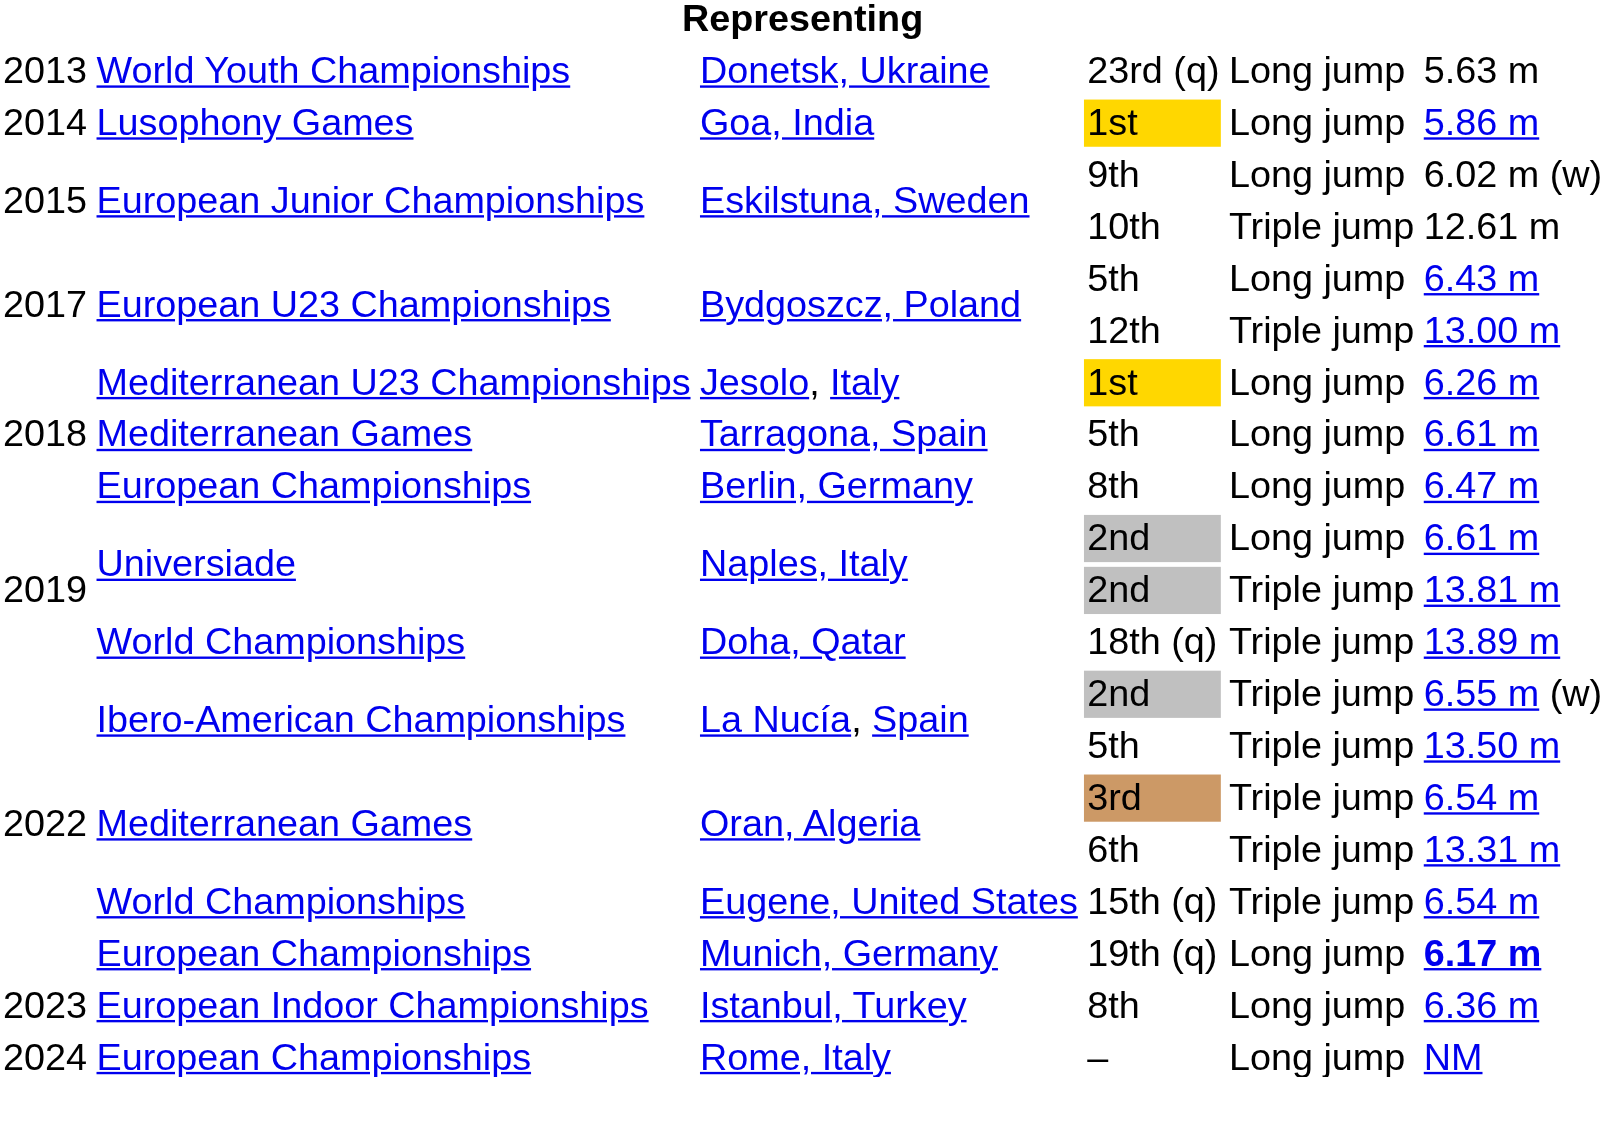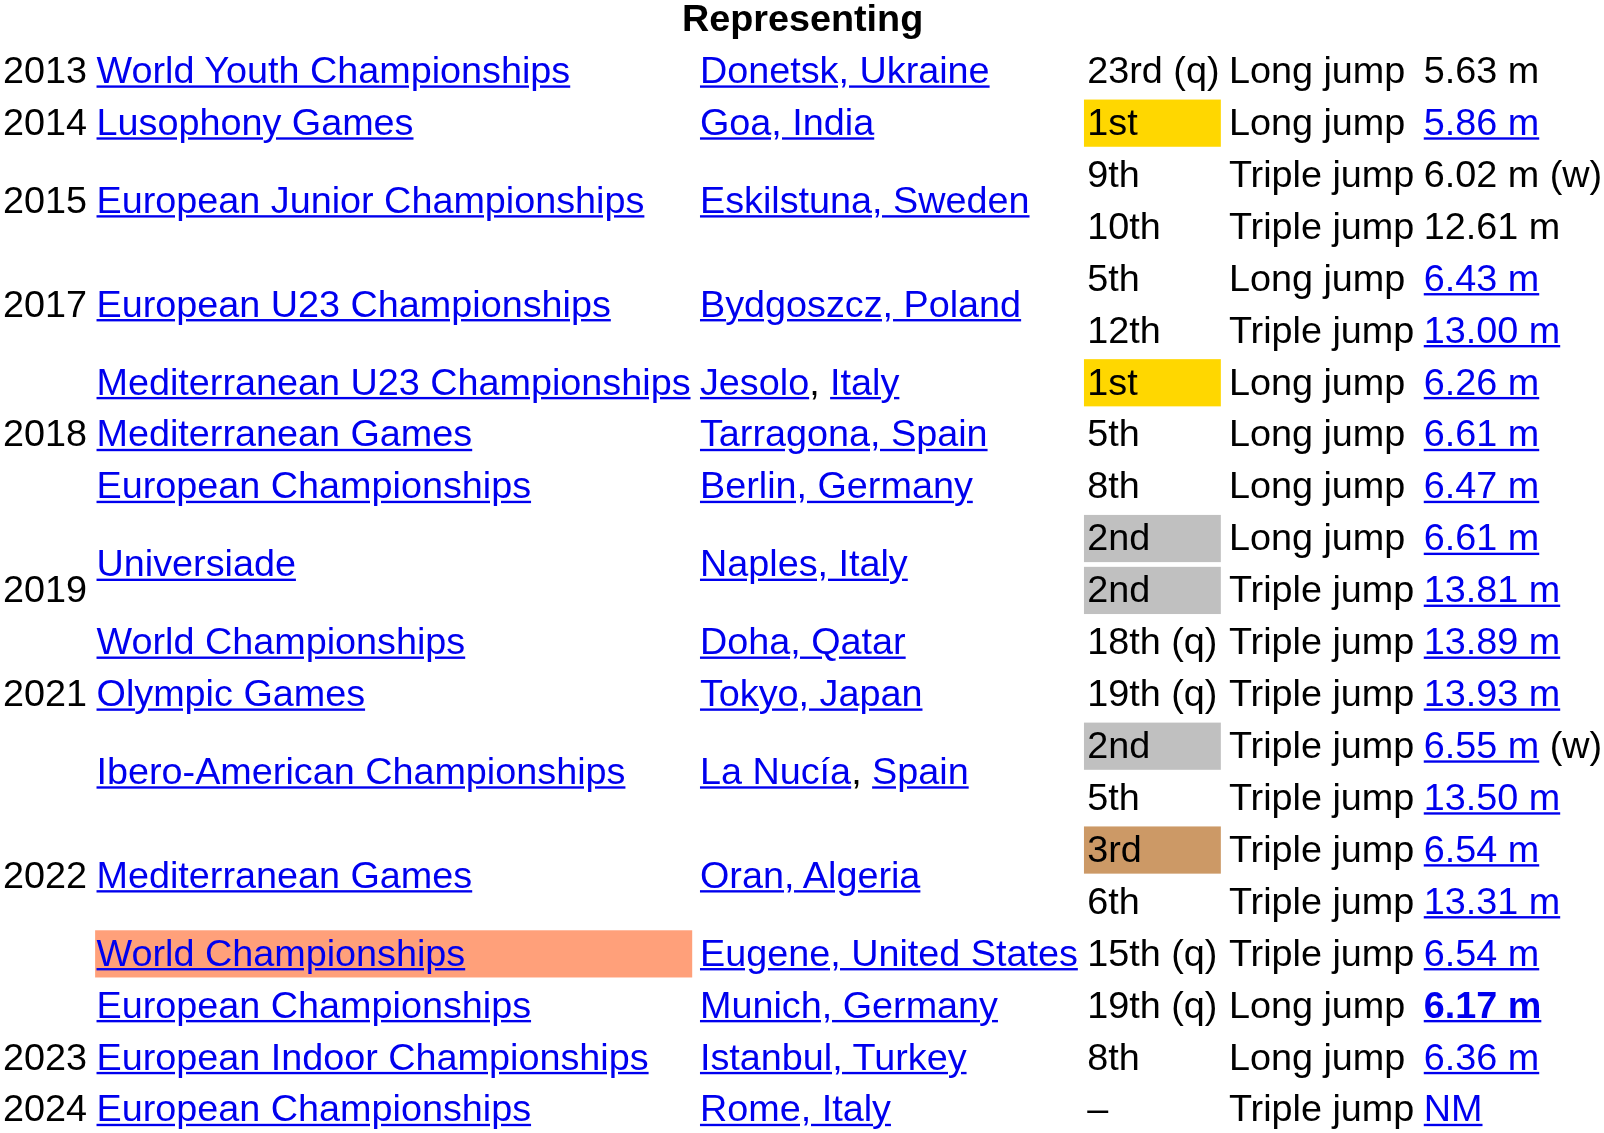(1317, 174) Long jump -> (1322, 174) Triple jump
+ row: (811, 693)
(281, 901) no background -> (281, 953) lightsalmon background
(1317, 1057) Long jump -> (1322, 1108) Triple jump
